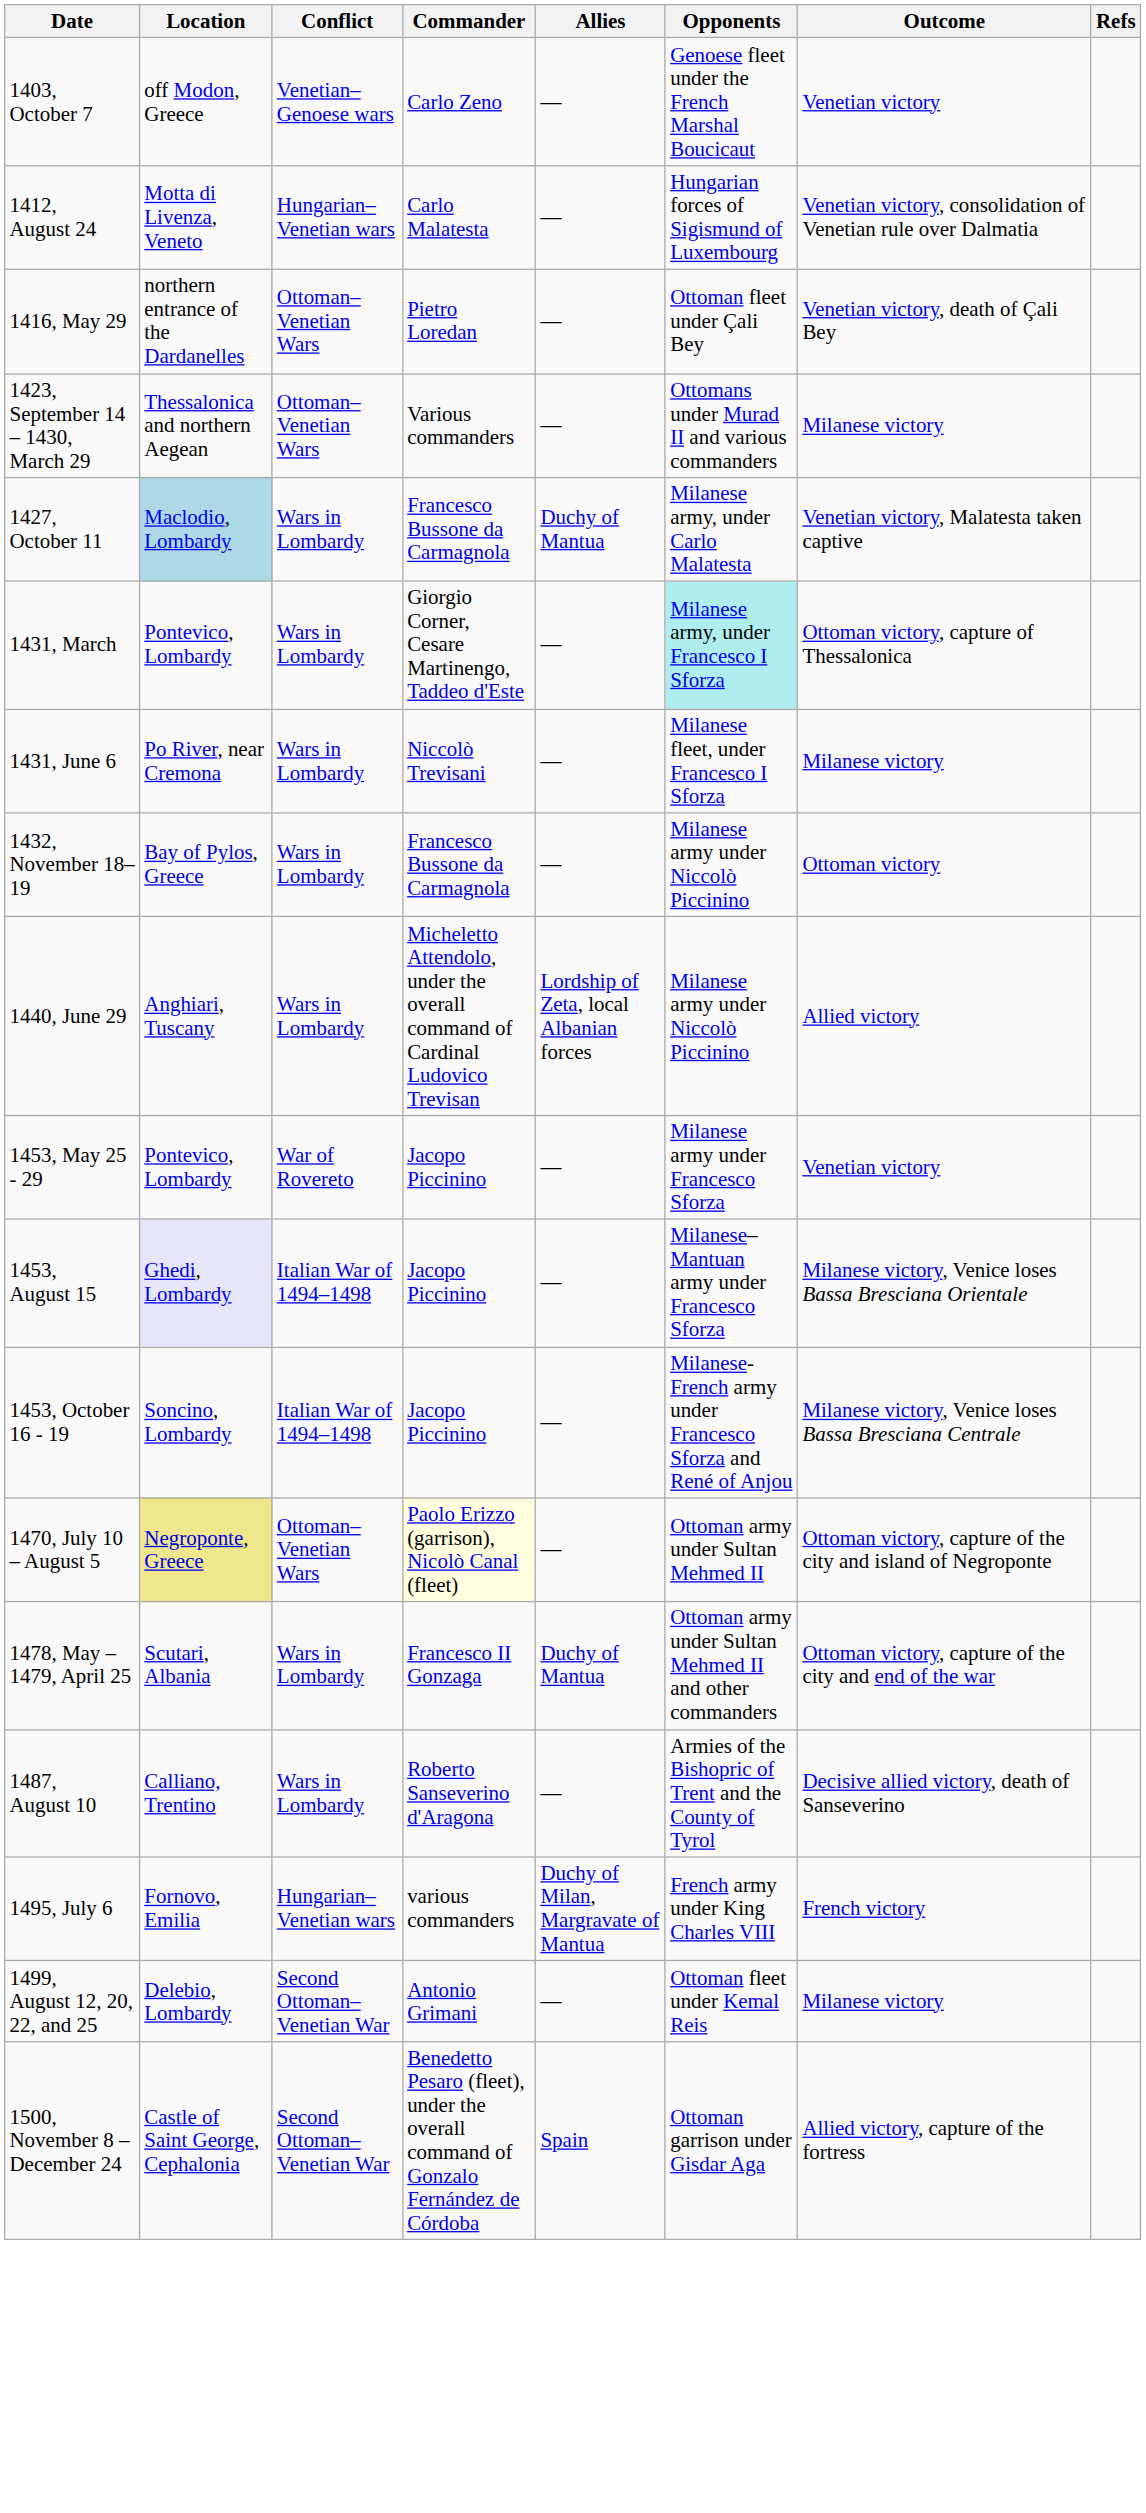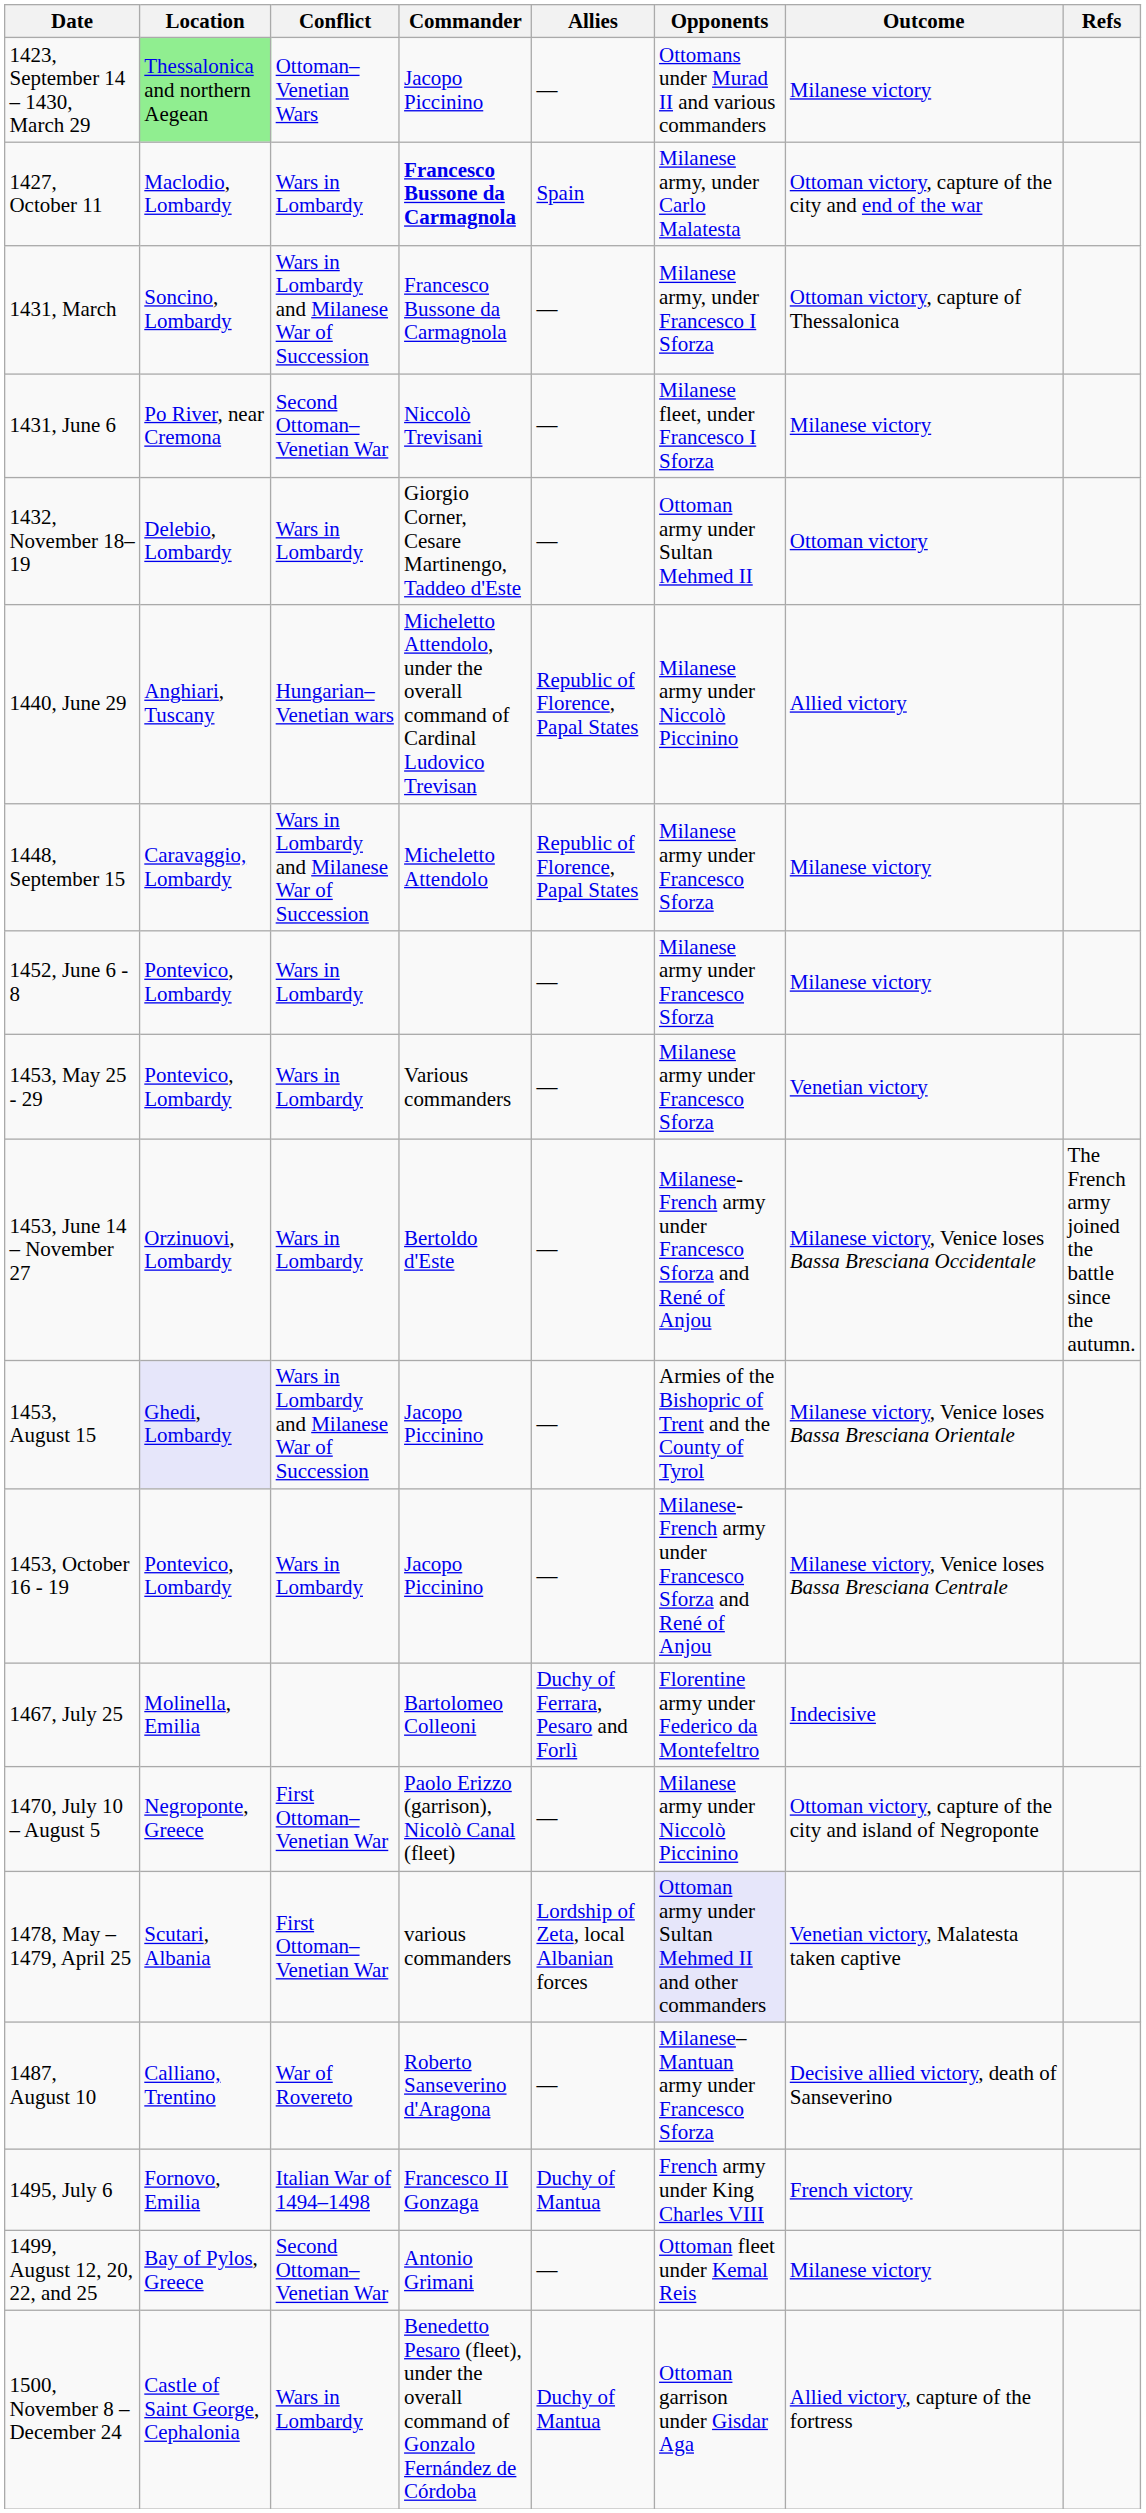- row: (51, 101)
- row: (53, 217)
- row: (68, 321)
(199, 425) no background -> (199, 89) lightgreen background
(461, 425) Various commanders -> (444, 89) Jacopo Piccinino
(188, 529) lightblue background -> (188, 193) no background
(458, 529) normal -> (460, 193) bold
(580, 529) Duchy of Mantua -> (560, 193) Spain
(942, 529) Venetian victory, Malatesta taken captive -> (921, 193) Ottoman victory, capture of the city and end of the war
(189, 645) Pontevico, Lombardy -> (188, 309) Soncino, Lombardy
(321, 645) Wars in Lombardy -> (332, 309) Wars in Lombardy and Milanese War of Succession
(466, 645) Giorgio Corner, Cesare Martinengo, Taddeo d'Este -> (455, 309) Francesco Bussone da Carmagnola
(720, 645) paleturquoise background -> (709, 309) no background
(321, 760) Wars in Lombardy -> (332, 425) Second Ottoman–Venetian War
(201, 864) Bay of Pylos, Greece -> (188, 541) Delebio, Lombardy
(458, 864) Francesco Bussone da Carmagnola -> (463, 541) Giorgio Corner, Cesare Martinengo, Taddeo d'Este
(718, 864) Milanese army under Niccolò Piccinino -> (707, 541) Ottoman army under Sultan Mehmed II
(321, 1015) Wars in Lombardy -> (335, 703) Hungarian–Venetian wars
(590, 1015) Lordship of Zeta, local Albanian forces -> (587, 703) Republic of Florence, Papal States
+ row: (67, 866)
+ row: (69, 982)
(315, 1167) War of Rovereto -> (319, 1086) Wars in Lombardy
(447, 1167) Jacopo Piccinino -> (458, 1086) Various commanders
+ row: (68, 1249)
(335, 1282) Italian War of 1494–1498 -> (332, 1424) Wars in Lombardy and Milanese War of Succession
(718, 1282) Milanese–Mantuan army under Francesco Sforza -> (717, 1424) Armies of the Bishopric of Trent and the County of Tyrol
(188, 1422) Soncino, Lombardy -> (189, 1575) Pontevico, Lombardy
(335, 1422) Italian War of 1494–1498 -> (319, 1575) Wars in Lombardy
+ row: (66, 1714)
(196, 1549) khaki background -> (196, 1818) no background
(319, 1549) Ottoman–Venetian Wars -> (332, 1818) First Ottoman–Venetian War
(463, 1549) lightyellow background -> (460, 1818) no background
(731, 1549) Ottoman army under Sultan Mehmed II -> (707, 1818) Milanese army under Niccolò Piccinino
(321, 1665) Wars in Lombardy -> (332, 1946) First Ottoman–Venetian War
(459, 1665) Francesco II Gonzaga -> (458, 1946) various commanders
(580, 1665) Duchy of Mantua -> (586, 1946) Lordship of Zeta, local Albanian forces
(731, 1665) no background -> (713, 1946) lavender background
(934, 1665) Ottoman victory, capture of the city and end of the war -> (904, 1946) Venetian victory, Malatesta taken captive
(321, 1793) Wars in Lombardy -> (314, 2085) War of Rovereto
(728, 1793) Armies of the Bishopric of Trent and the County of Tyrol -> (707, 2085) Milanese–Mantuan army under Francesco Sforza
(336, 1908) Hungarian–Venetian wars -> (333, 2189) Italian War of 1494–1498
(461, 1908) various commanders -> (456, 2189) Francesco II Gonzaga
(600, 1908) Duchy of Milan, Margravate of Mantua -> (576, 2189) Duchy of Mantua
(188, 2001) Delebio, Lombardy -> (201, 2270) Bay of Pylos, Greece
(333, 2140) Second Ottoman–Venetian War -> (319, 2409) Wars in Lombardy
(564, 2140) Spain -> (576, 2409) Duchy of Mantua
